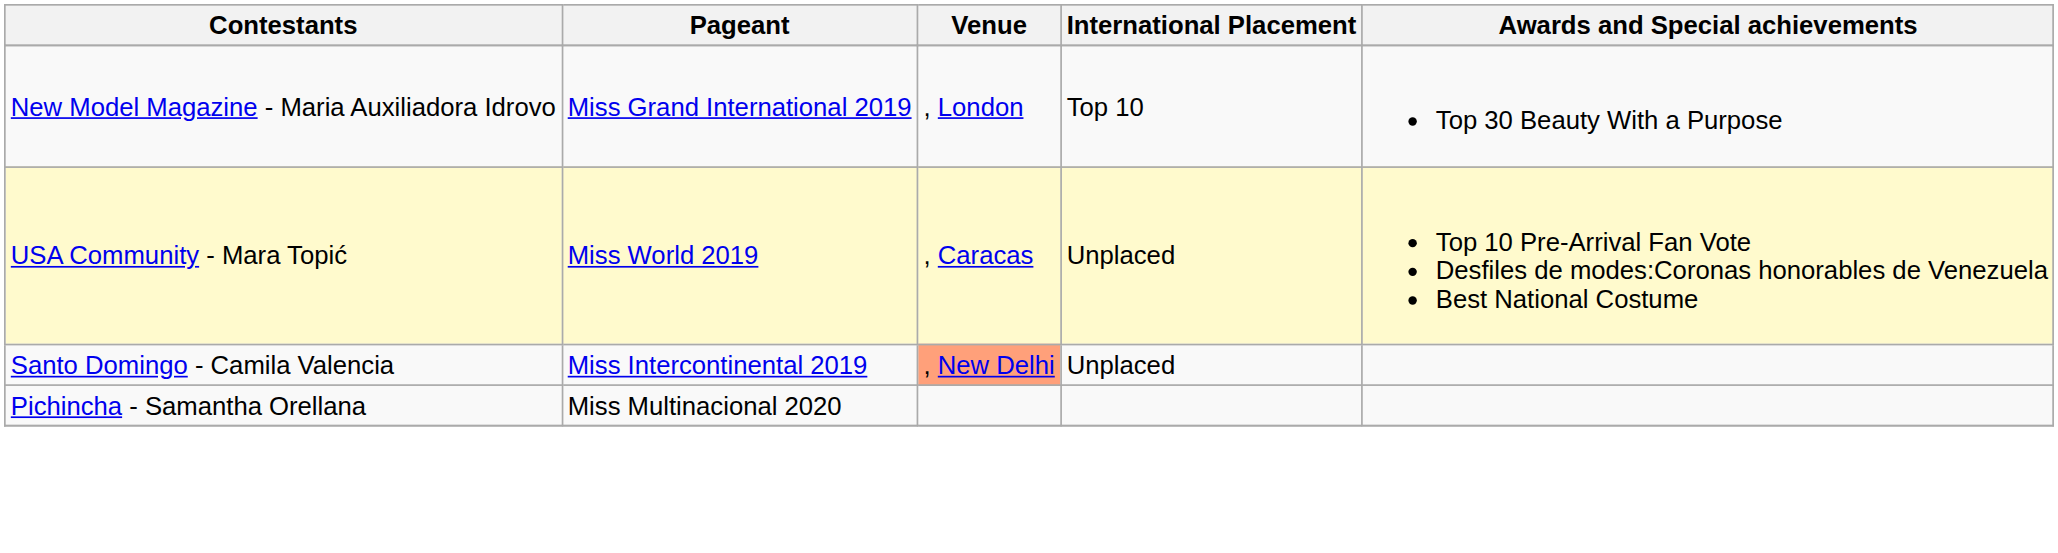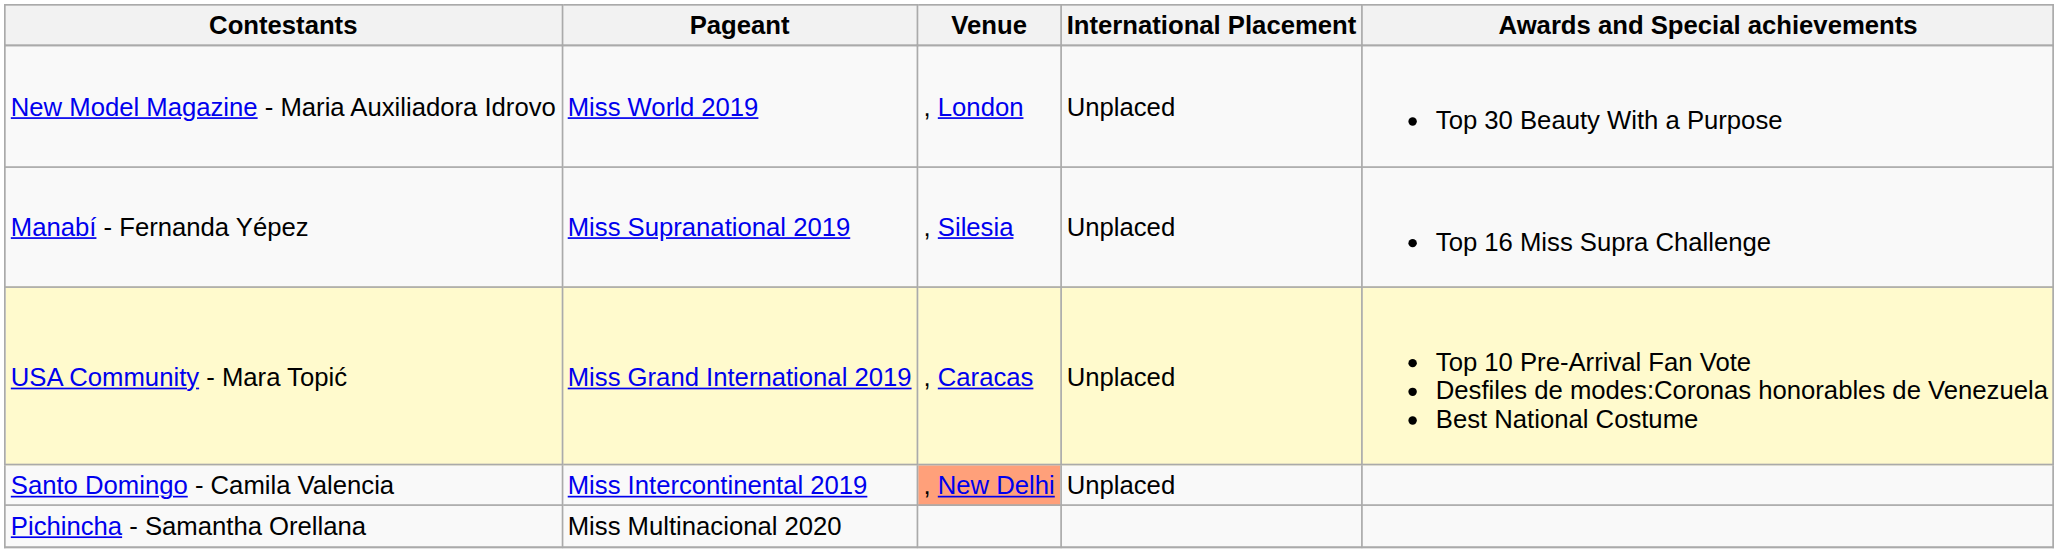(740, 106) Miss Grand International 2019 -> (663, 106) Miss World 2019
(1105, 106) Top 10 -> (1121, 106) Unplaced
+ row: (160, 227)
(663, 256) Miss World 2019 -> (740, 376) Miss Grand International 2019
